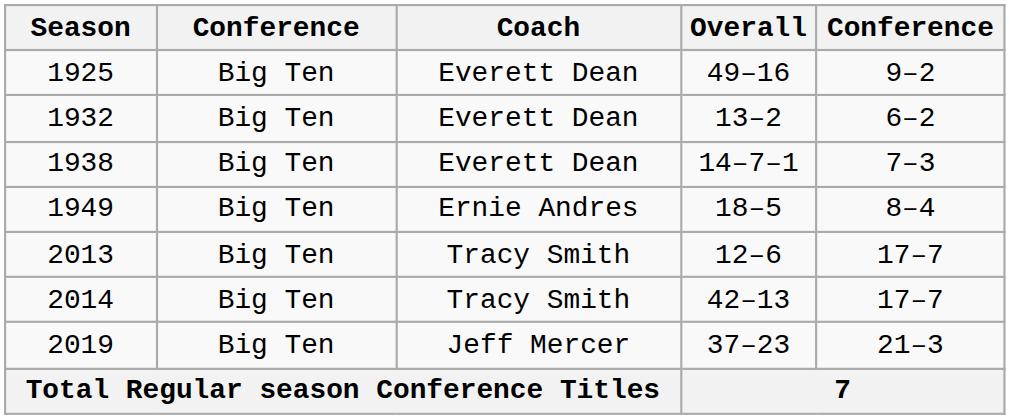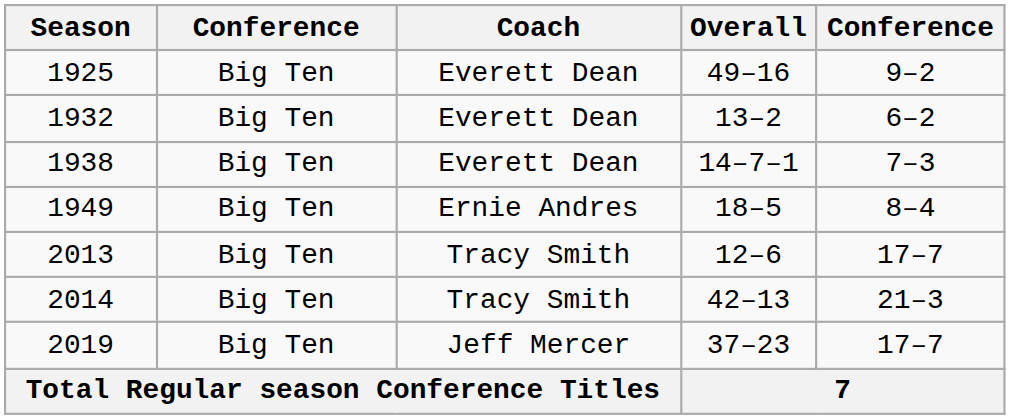(910, 300) 17–7 -> (910, 300) 21–3
(910, 345) 21–3 -> (910, 345) 17–7
